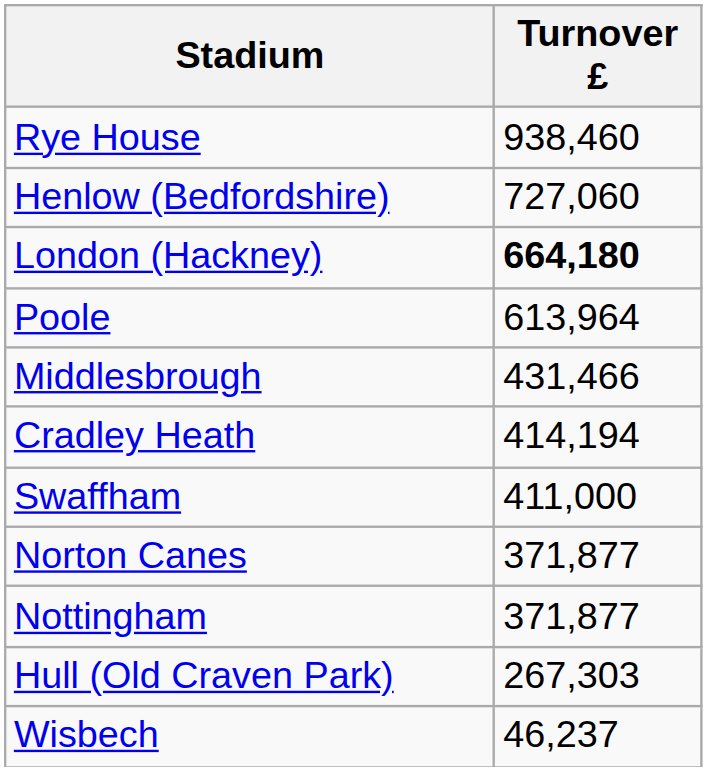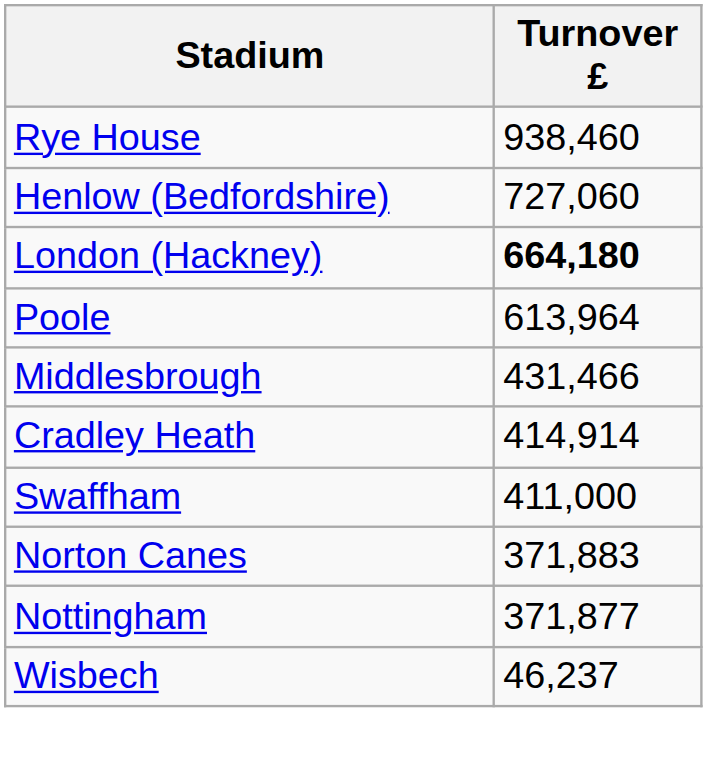(572, 436) 414,194 -> (572, 436) 414,914
(572, 556) 371,877 -> (572, 556) 371,883
- row: (204, 675)
